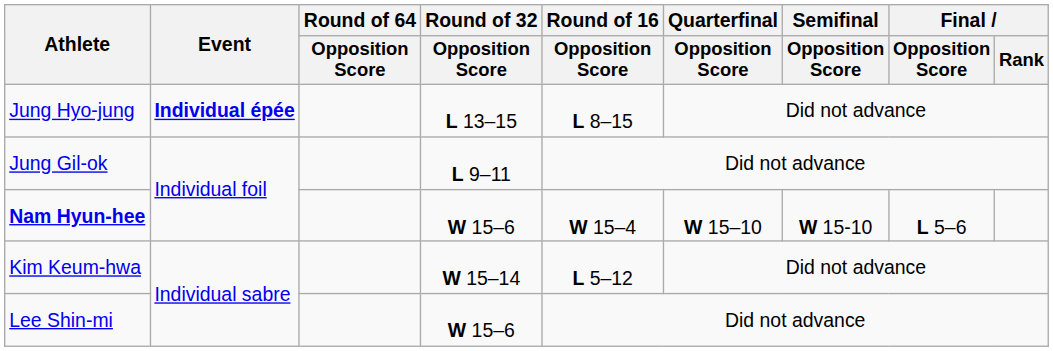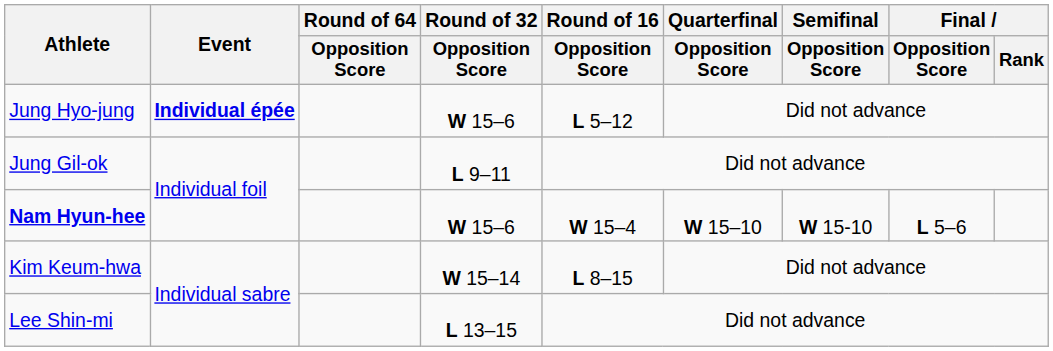(481, 122) L 13–15 -> (481, 122) W 15–6
(603, 122) L 8–15 -> (603, 122) L 5–12
(603, 279) L 5–12 -> (603, 279) L 8–15
(481, 331) W 15–6 -> (481, 331) L 13–15
